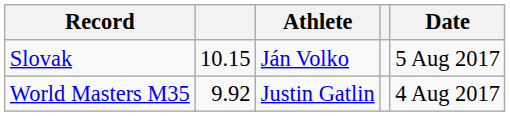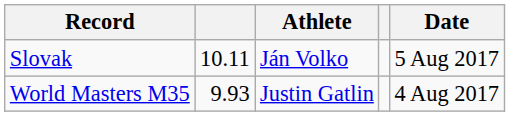(225, 57) 10.15 -> (225, 57) 10.11
(231, 93) 9.92 -> (230, 93) 9.93
